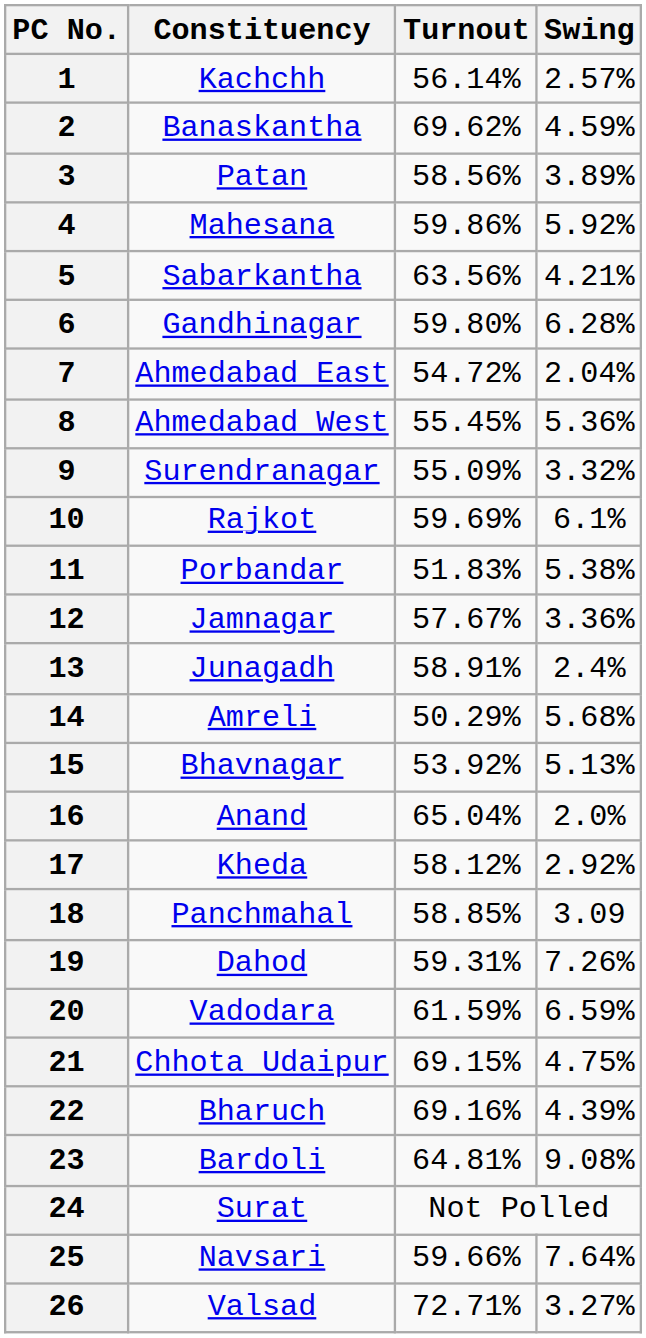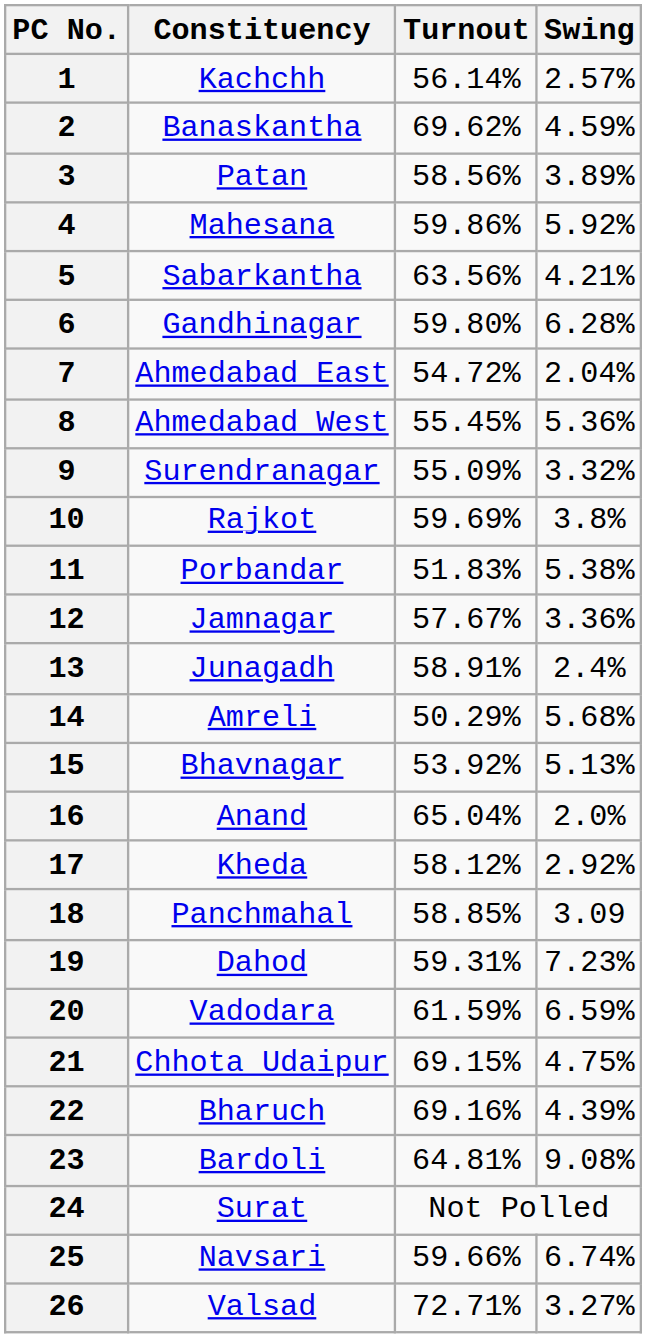(589, 521) 6.1% -> (589, 521) 3.8%
(589, 964) 7.26% -> (589, 964) 7.23%
(589, 1259) 7.64% -> (589, 1259) 6.74%
